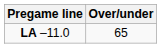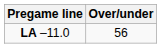(121, 33) 65 -> (121, 33) 56
